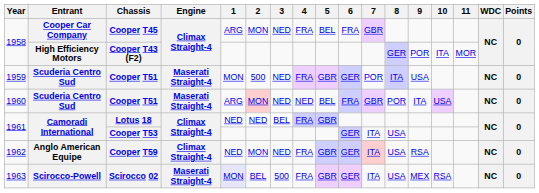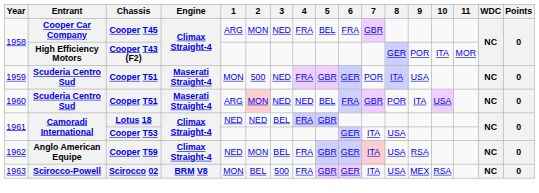(282, 153) NED -> (282, 153) BEL
(191, 176) Maserati Straight-4 -> (191, 171) BRM V8
(233, 176) lavender background -> (233, 171) no background
